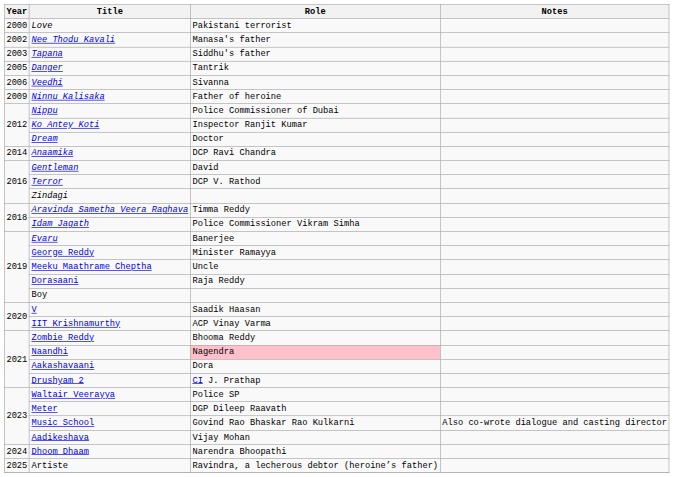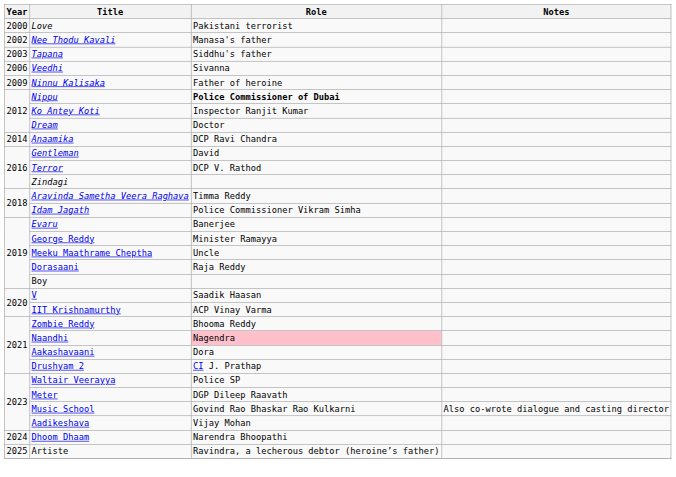- row: (47, 68)
(266, 111) normal -> (266, 97) bold
